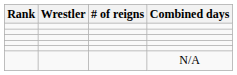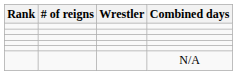columns swapped: (63, 14) <-> (118, 14)
